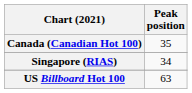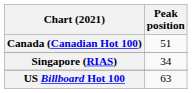(166, 43) 35 -> (166, 43) 51
